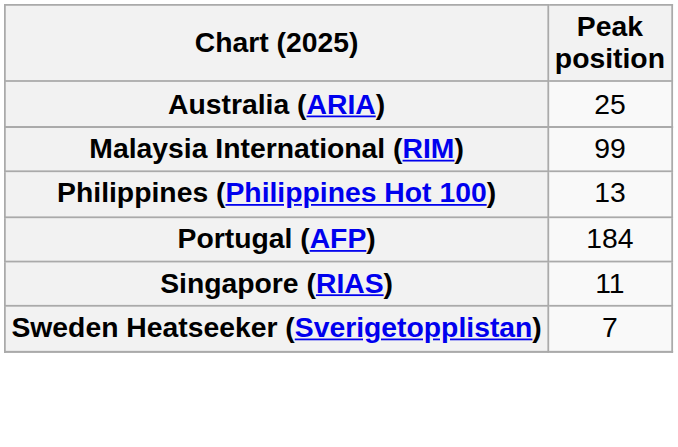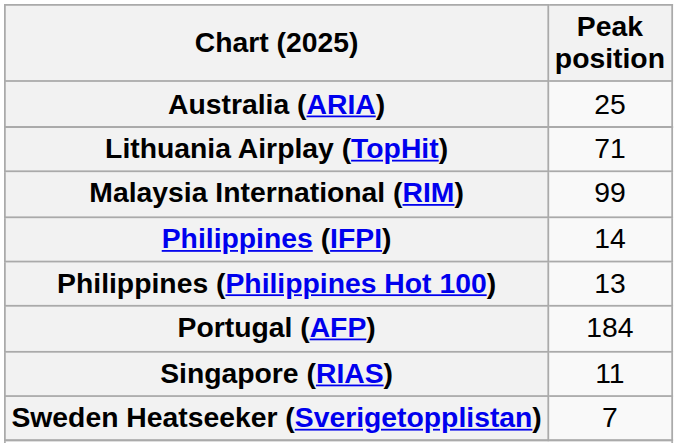+ row: (277, 148)
+ row: (277, 238)
